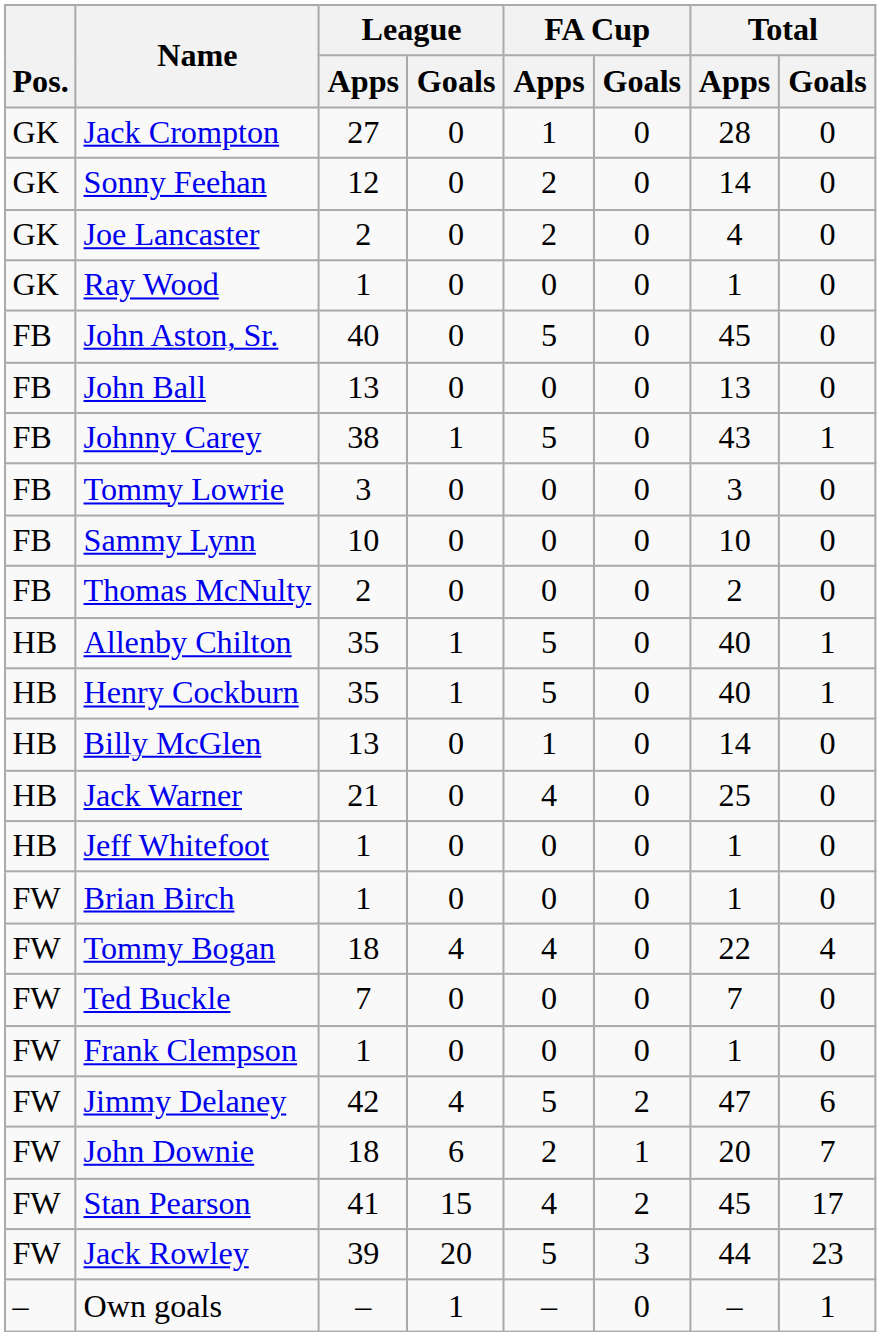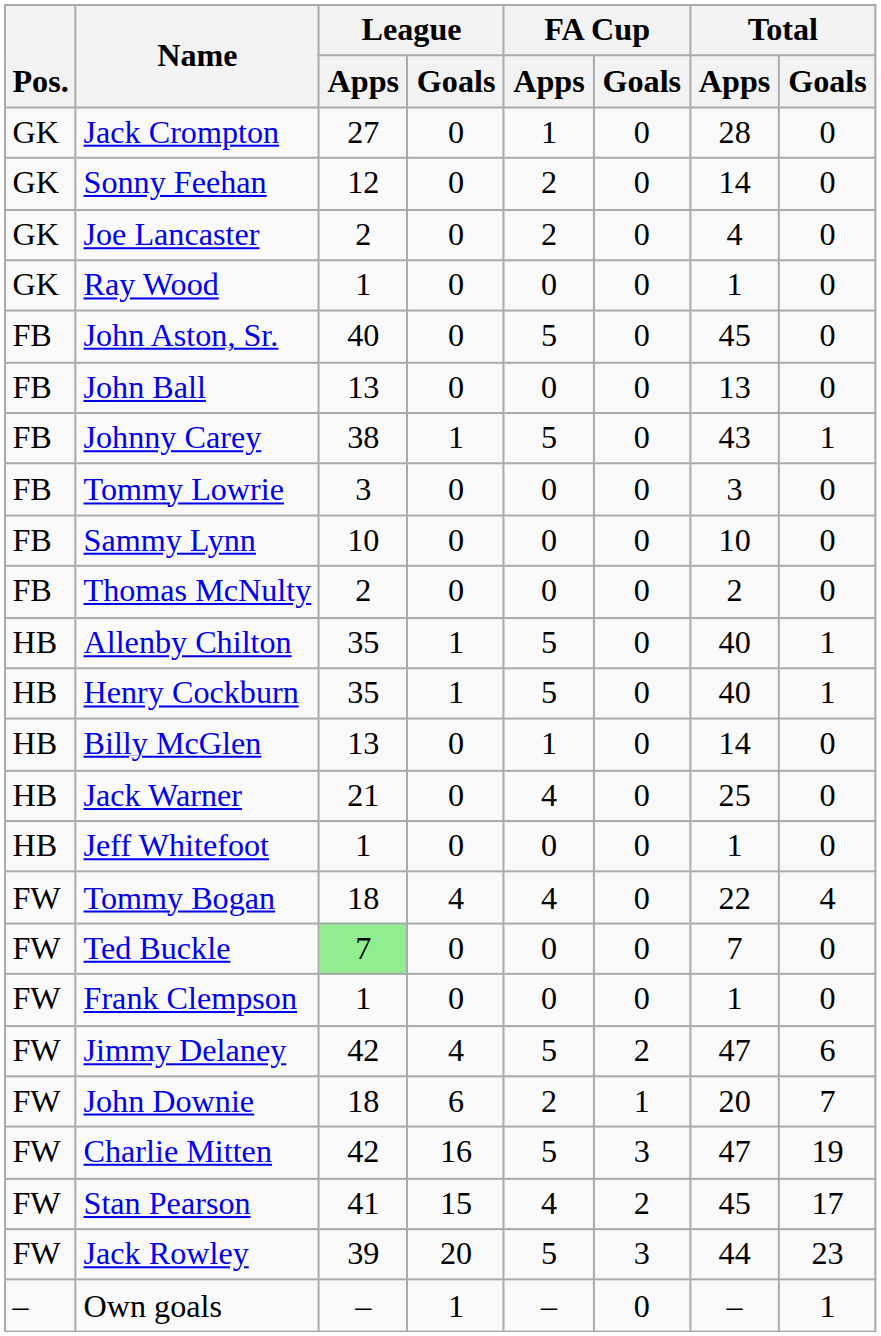- row: (159, 897)
(363, 999) no background -> (363, 948) lightgreen background
+ row: (178, 1152)
